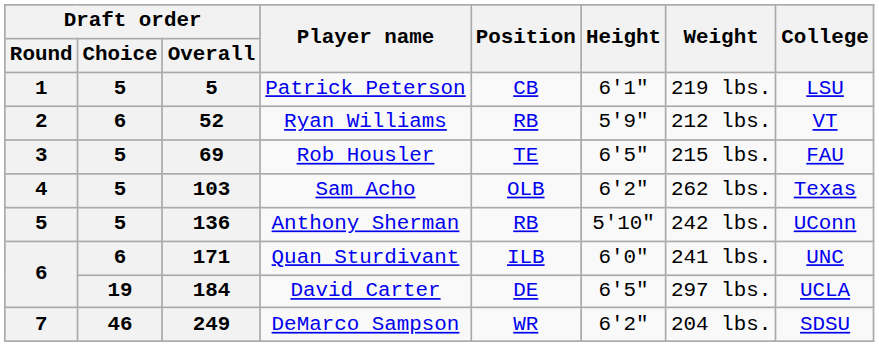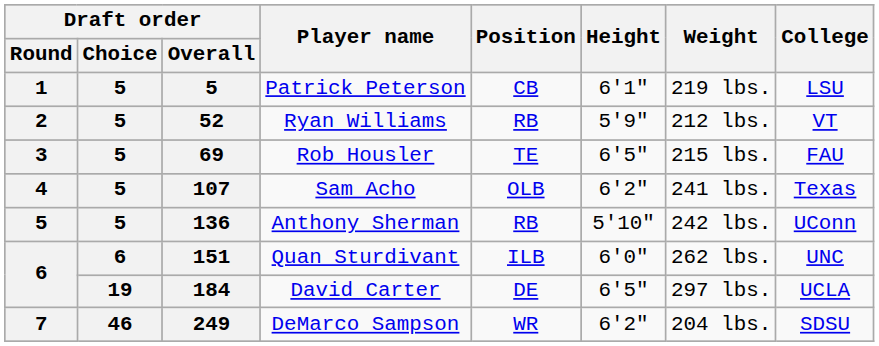(120, 123) 6 -> (120, 123) 5
(211, 191) 103 -> (211, 191) 107
(721, 191) 262 lbs. -> (721, 191) 241 lbs.
(211, 258) 171 -> (211, 258) 151
(721, 258) 241 lbs. -> (721, 258) 262 lbs.
